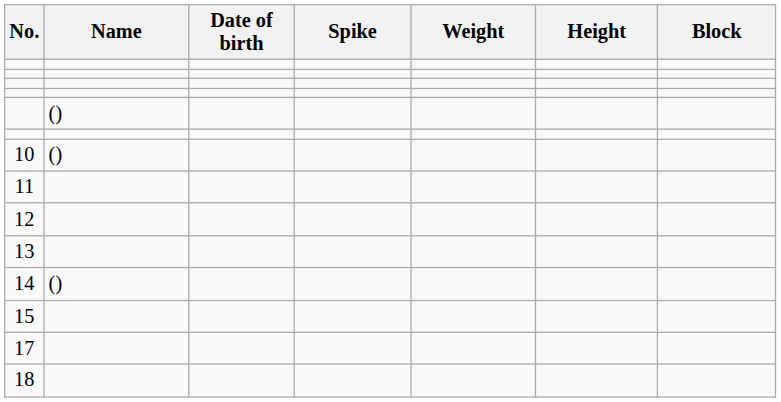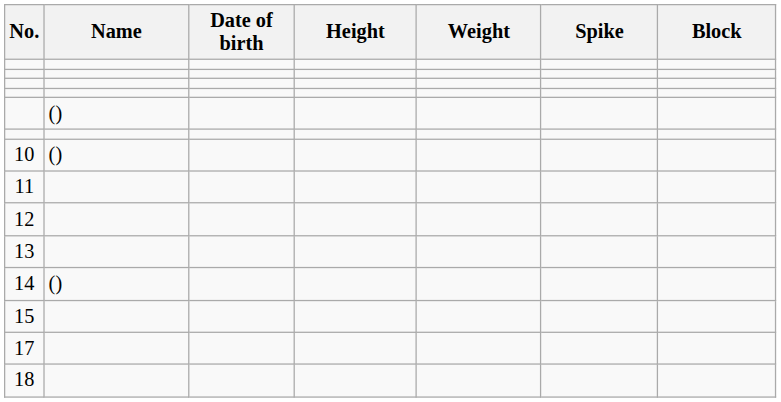columns swapped: (597, 32) <-> (353, 32)
